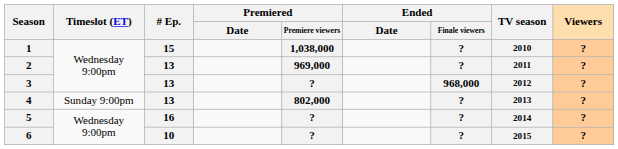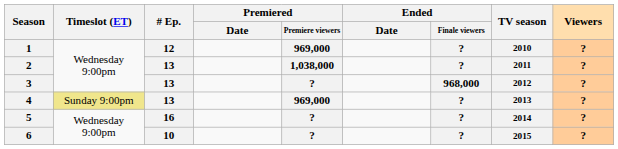(169, 48) 15 -> (169, 48) 12
(312, 48) 1,038,000 -> (312, 48) 969,000
(312, 65) 969,000 -> (312, 65) 1,038,000
(99, 100) no background -> (99, 100) khaki background
(312, 100) 802,000 -> (312, 100) 969,000
